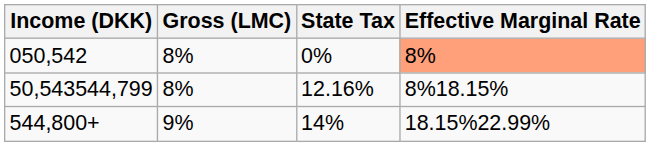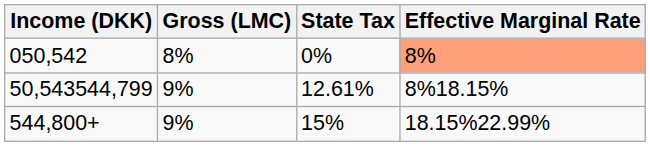(178, 89) 8% -> (178, 89) 9%
(337, 89) 12.16% -> (337, 89) 12.61%
(323, 123) 14% -> (323, 123) 15%
